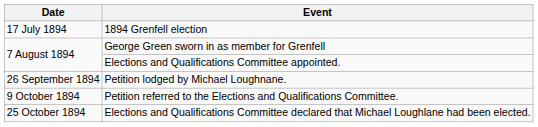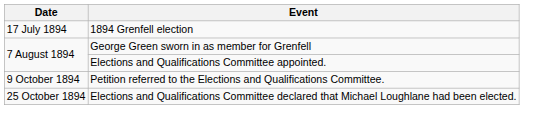- row: (195, 79)
